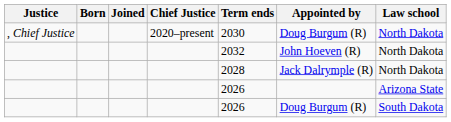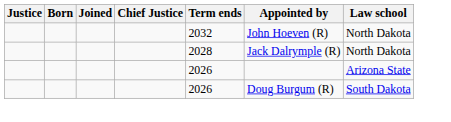- row: (41, 32)
